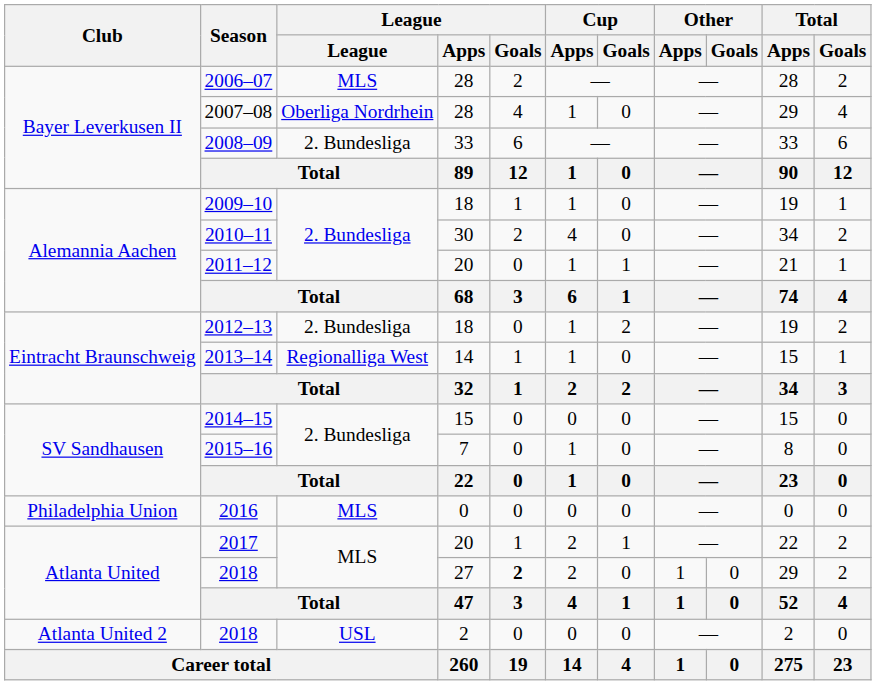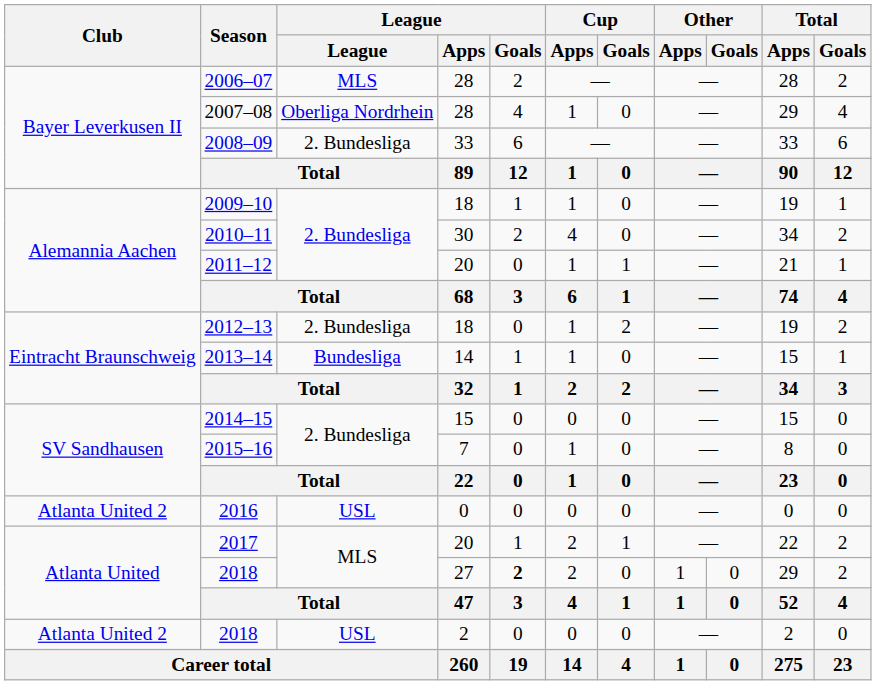(357, 357) Regionalliga West -> (357, 357) Bundesliga
(102, 511) Philadelphia Union -> (102, 511) Atlanta United 2
(357, 511) MLS -> (357, 511) USL
